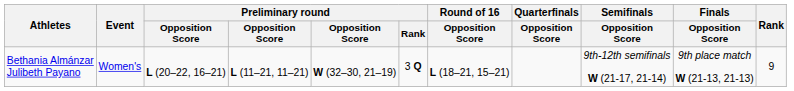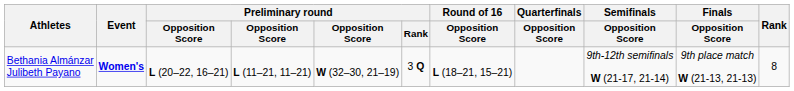(120, 67) normal -> (121, 67) bold
(771, 67) 9 -> (774, 67) 8
